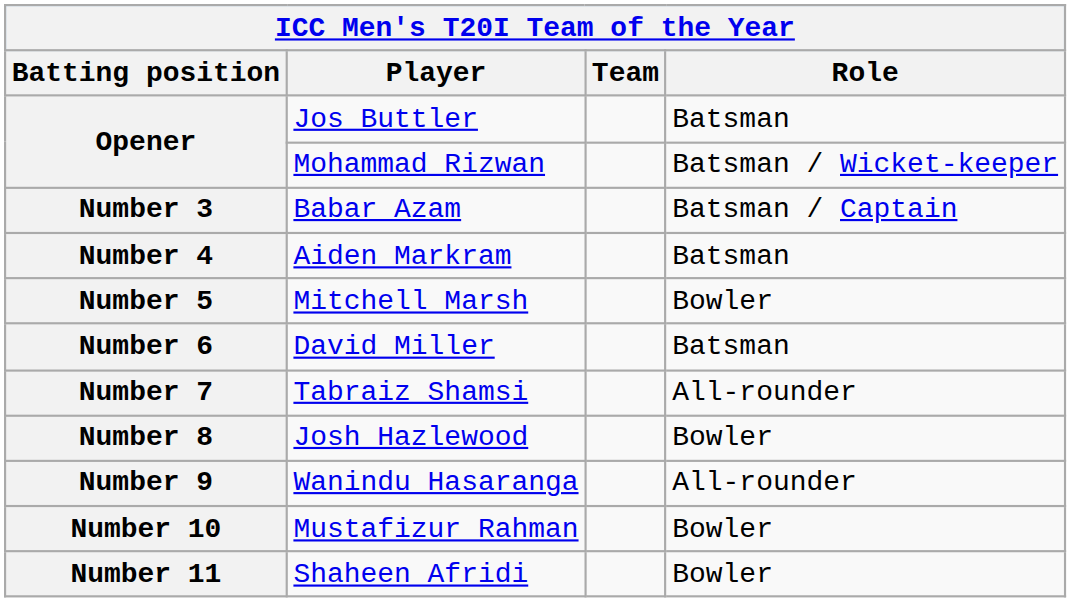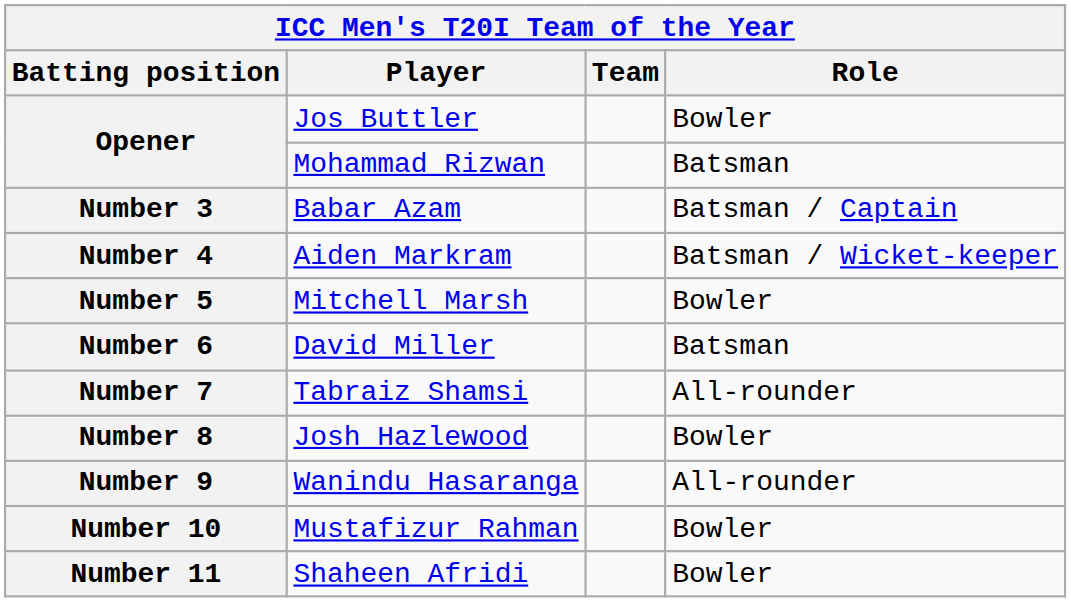(731, 119) Batsman -> (723, 119) Bowler
(865, 165) Batsman / Wicket-keeper -> (731, 165) Batsman
(731, 256) Batsman -> (865, 256) Batsman / Wicket-keeper
